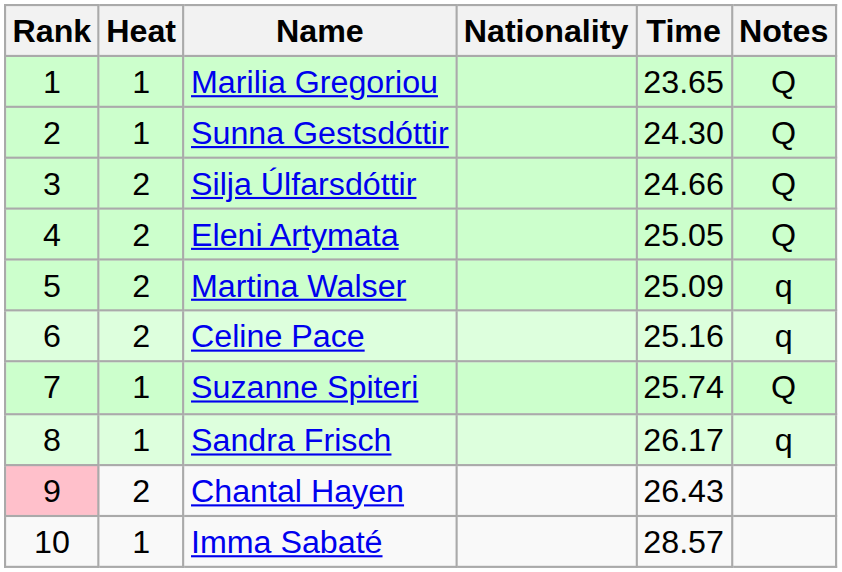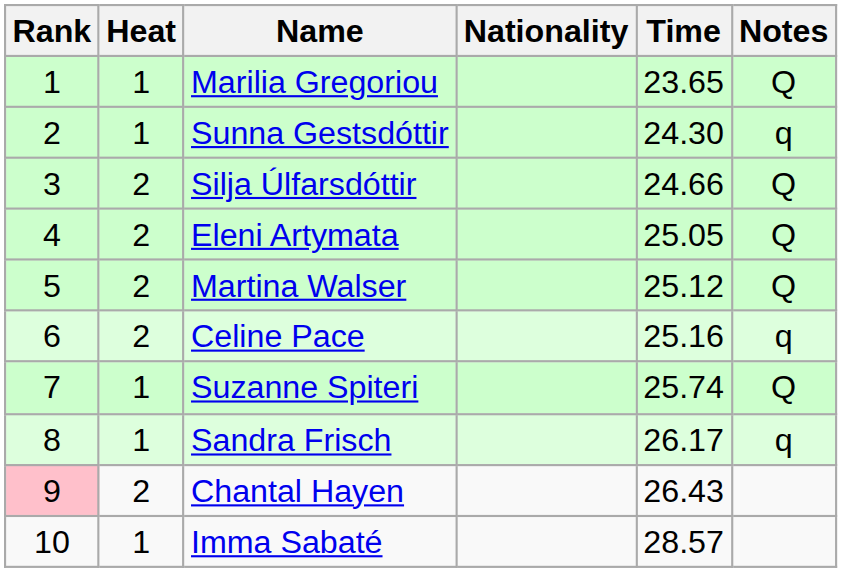(784, 133) Q -> (784, 133) q
(684, 286) 25.09 -> (684, 286) 25.12
(784, 286) q -> (784, 286) Q
